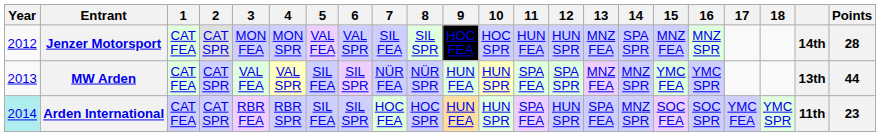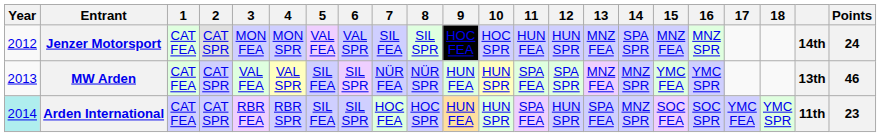(852, 43) 28 -> (852, 43) 24
(852, 78) 44 -> (852, 78) 46
